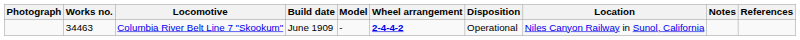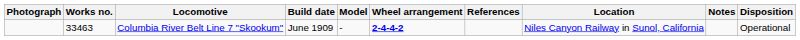columns swapped: (494, 12) <-> (767, 12)
(79, 27) 34463 -> (79, 27) 33463
